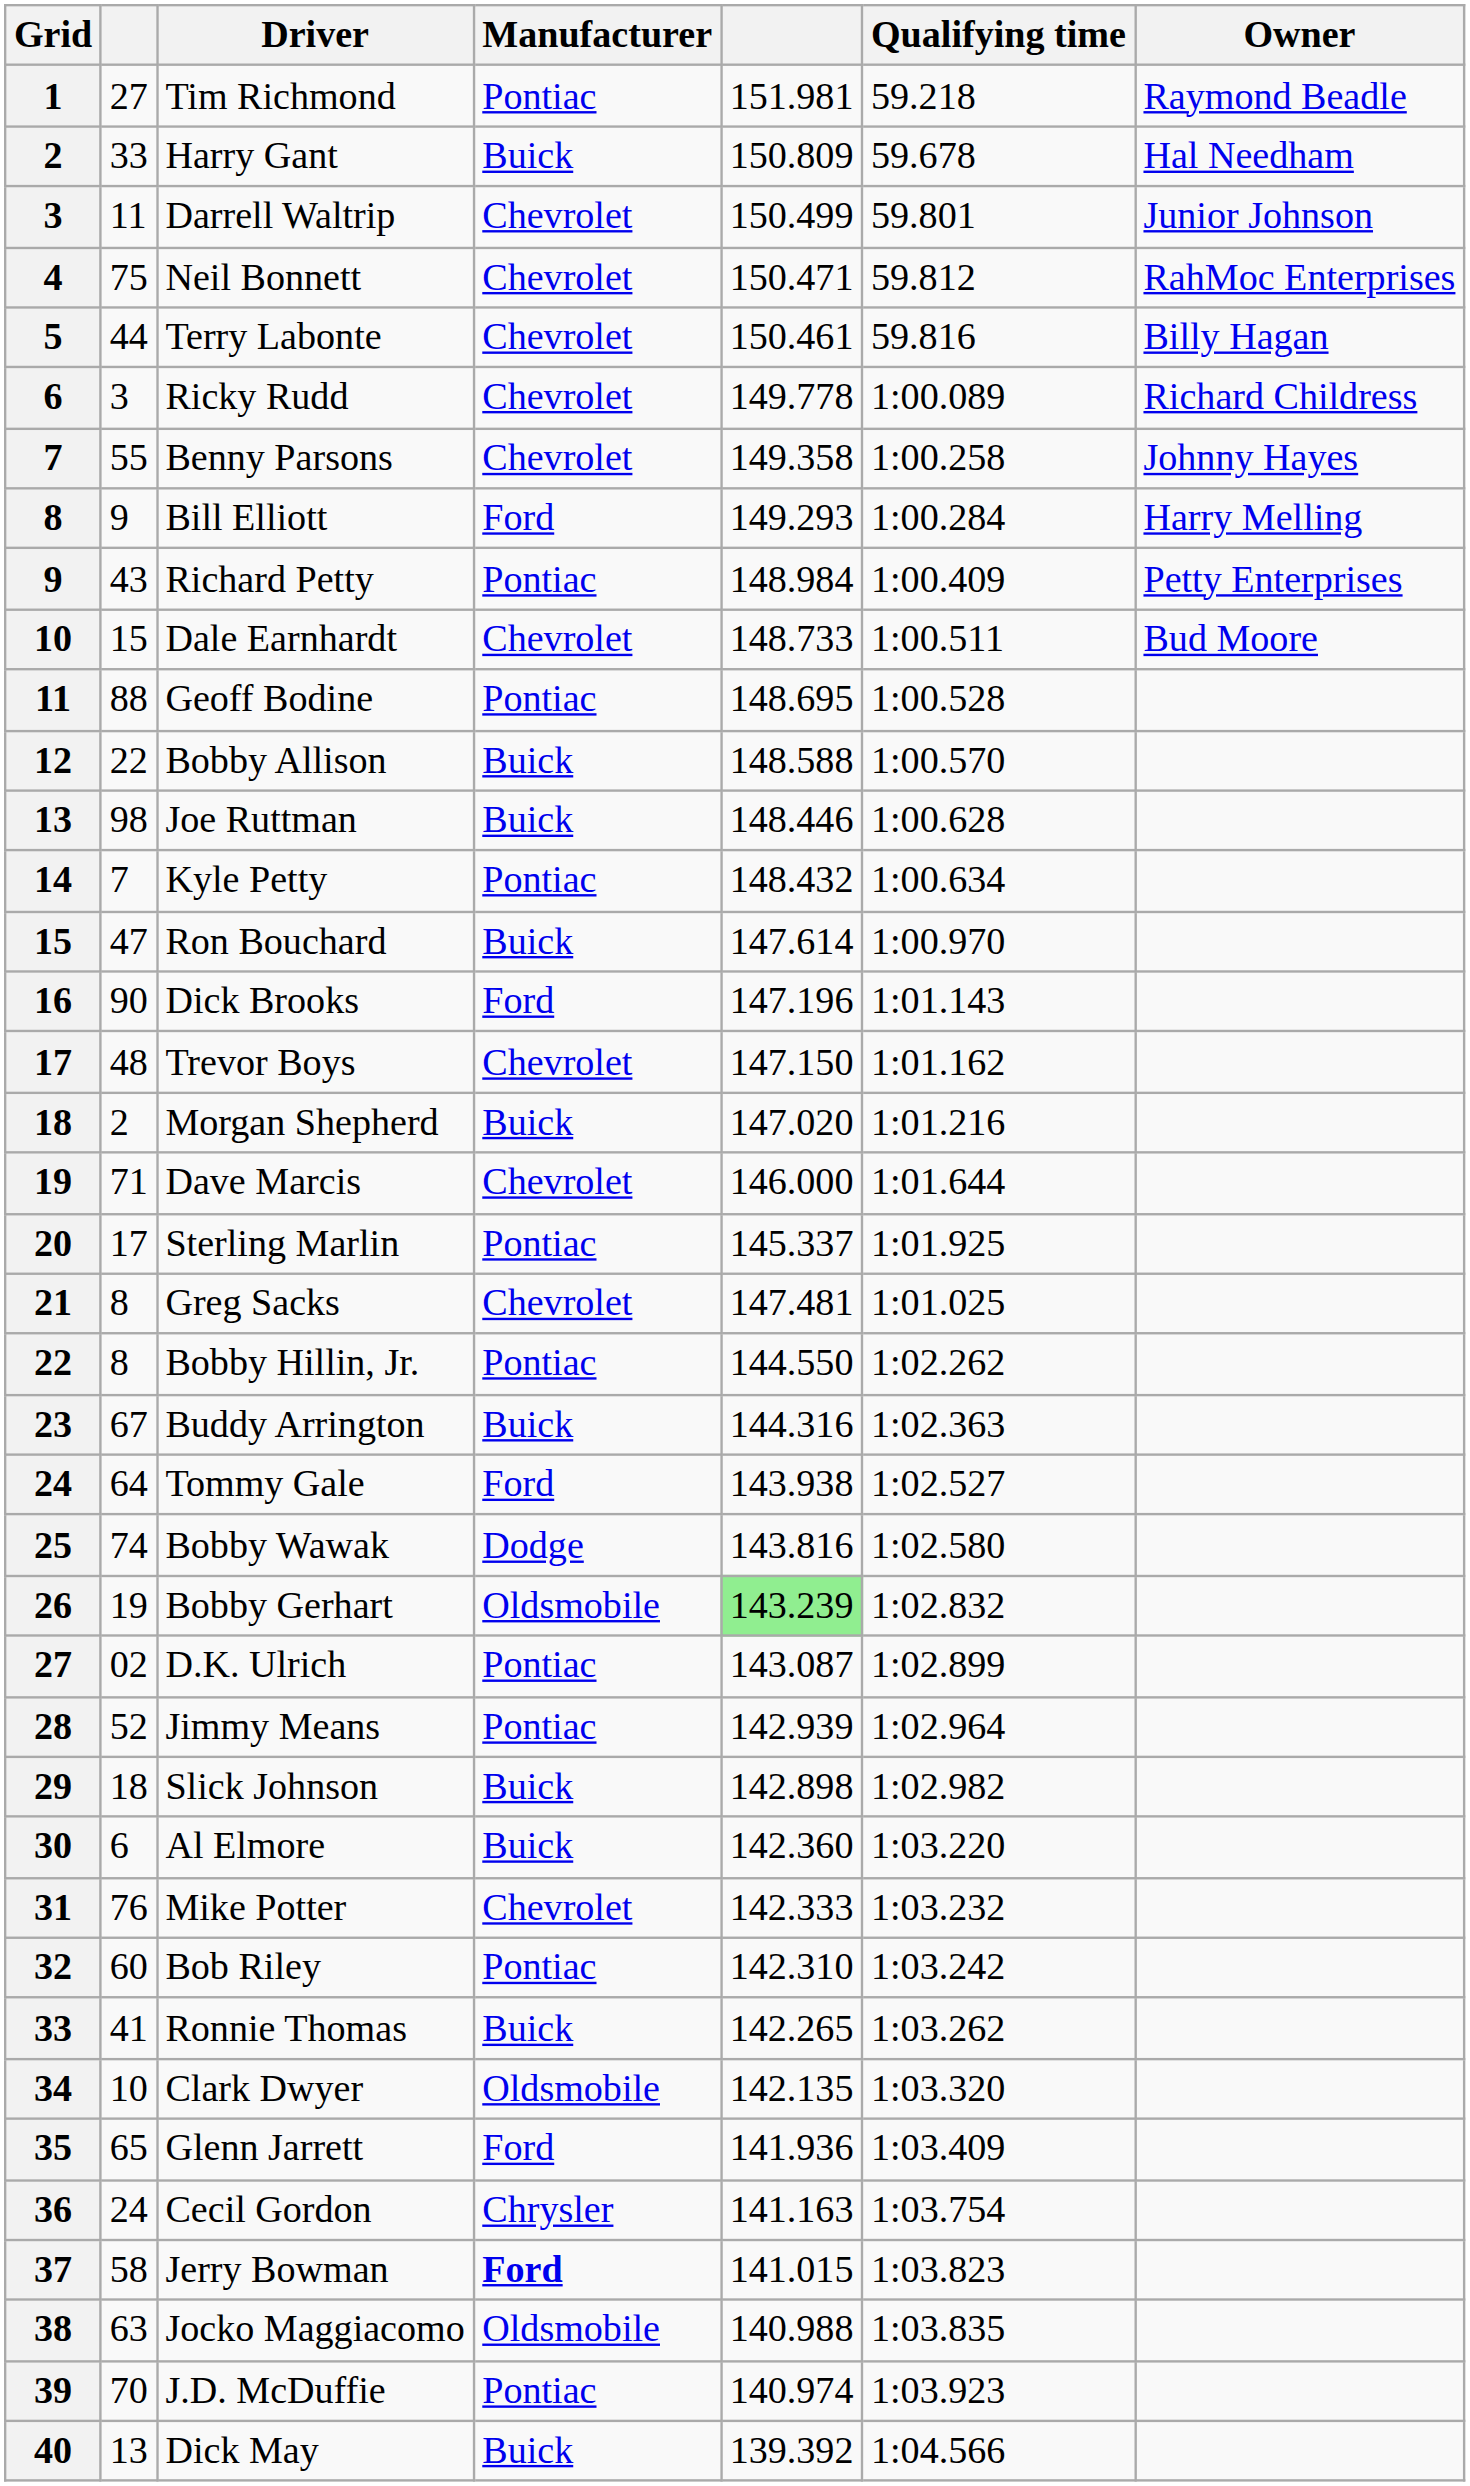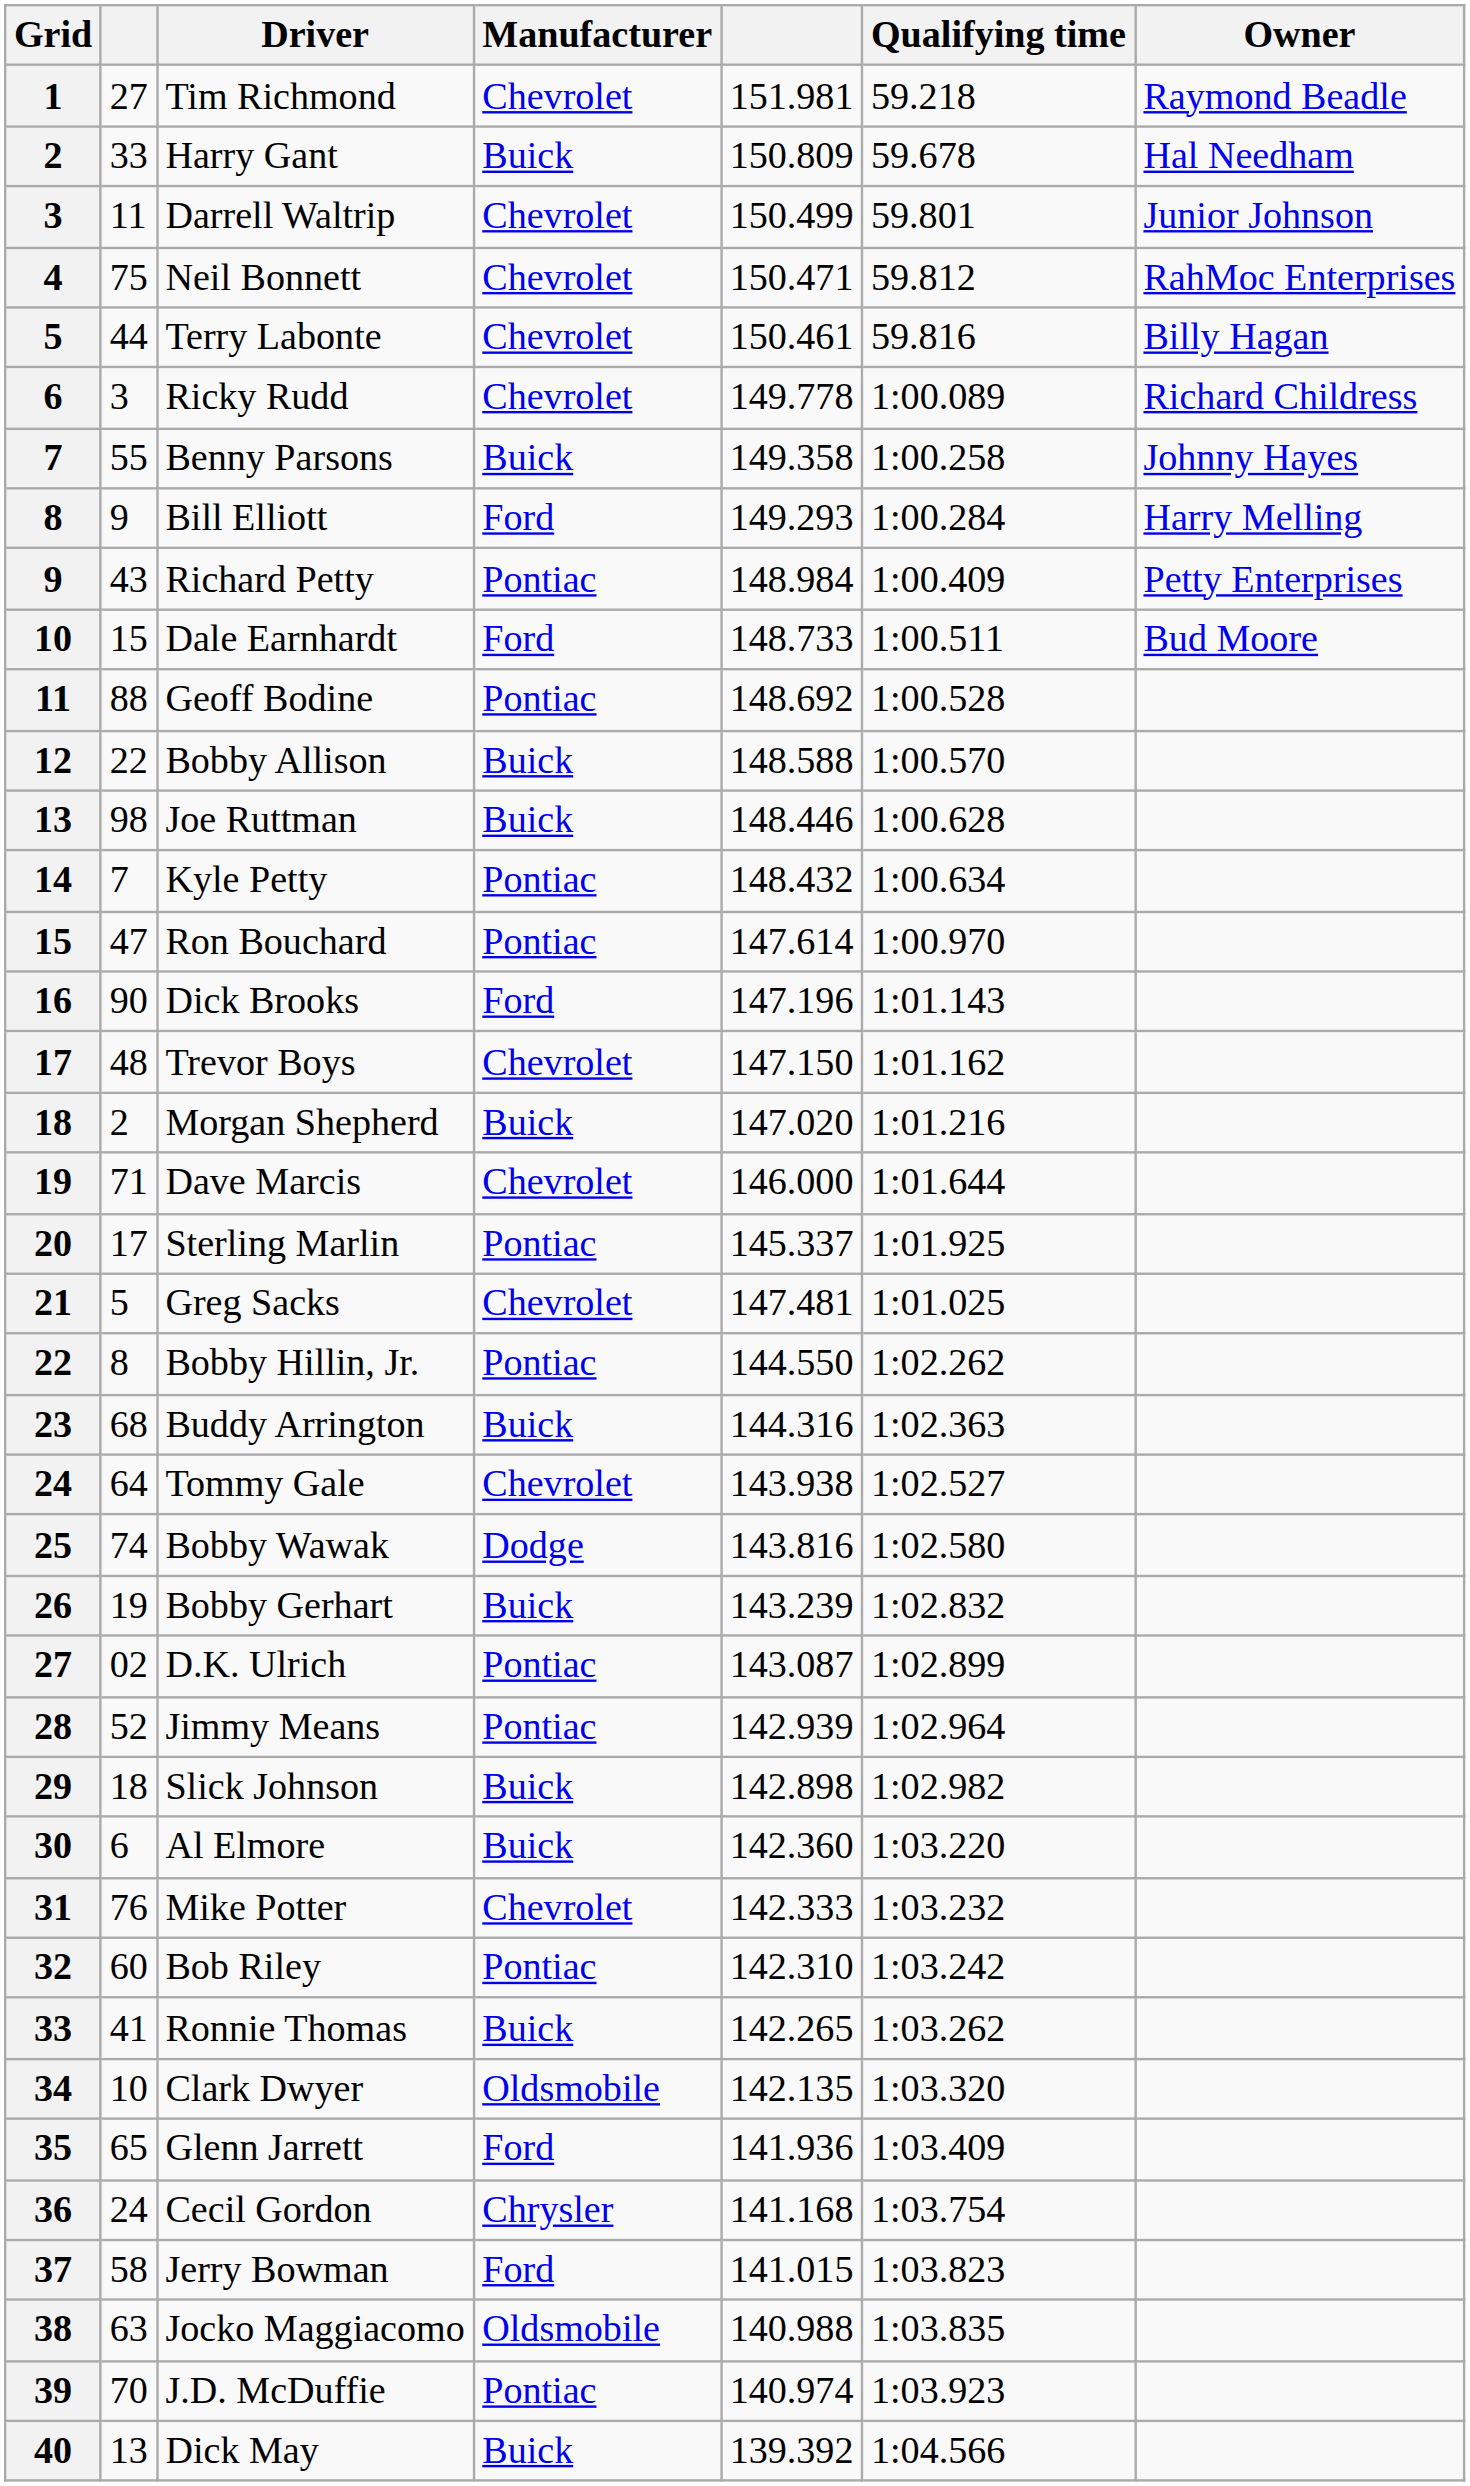(539, 95) Pontiac -> (557, 95) Chevrolet
(557, 457) Chevrolet -> (528, 457) Buick
(557, 638) Chevrolet -> (518, 638) Ford
(792, 699) 148.695 -> (792, 699) 148.692
(528, 940) Buick -> (539, 940) Pontiac
(119, 1302) 8 -> (119, 1302) 5
(129, 1423) 67 -> (129, 1423) 68
(518, 1484) Ford -> (557, 1484) Chevrolet
(571, 1604) Oldsmobile -> (528, 1604) Buick
(792, 1604) lightgreen background -> (792, 1604) no background
(792, 2208) 141.163 -> (792, 2208) 141.168
(522, 2269) bold -> (518, 2269) normal
